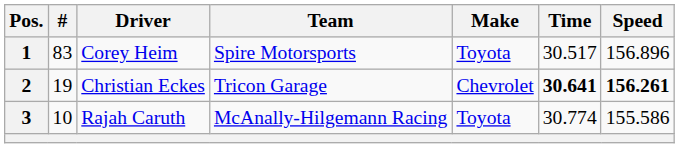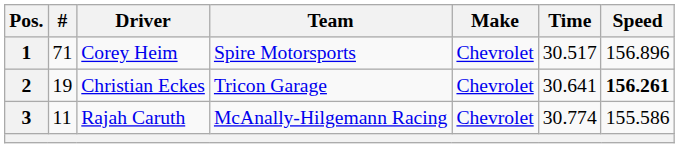(62, 53) 83 -> (62, 53) 71
(484, 53) Toyota -> (495, 53) Chevrolet
(570, 85) bold -> (570, 85) normal
(62, 117) 10 -> (62, 117) 11
(484, 117) Toyota -> (495, 117) Chevrolet
